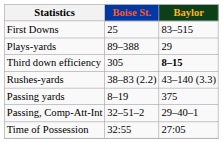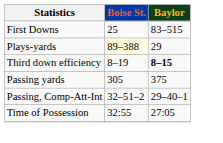(123, 46) no background -> (123, 46) lightyellow background
(115, 63) 305 -> (118, 63) 8–19
- row: (35, 79)
(118, 96) 8–19 -> (115, 79) 305
